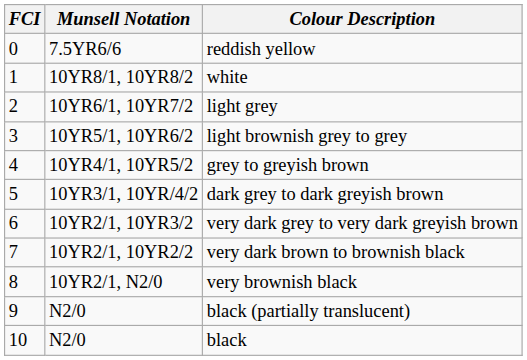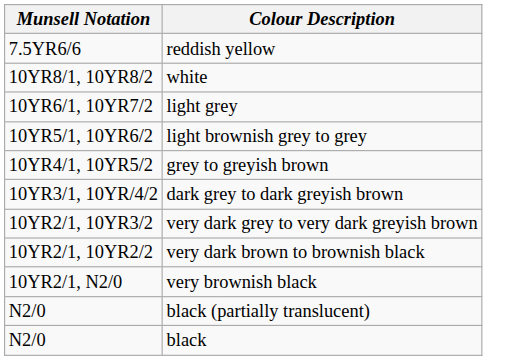- column: (25, 19)
